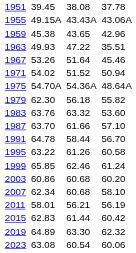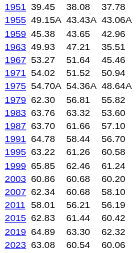(78, 47) 47.22 -> (78, 47) 47.21
(43, 60) 53.26 -> (43, 60) 53.27
(78, 99) 56.18 -> (78, 99) 56.81
